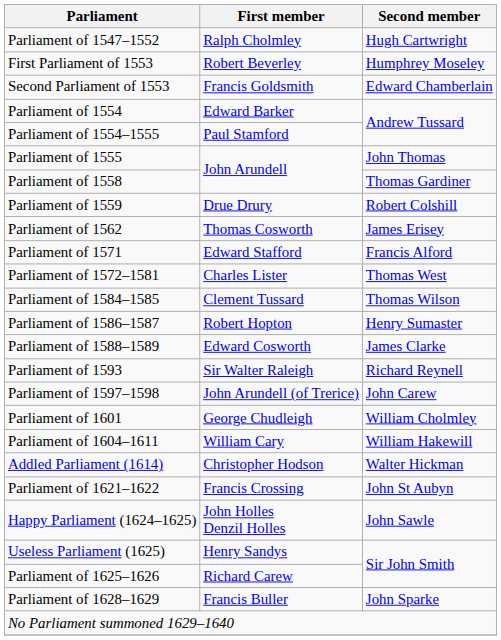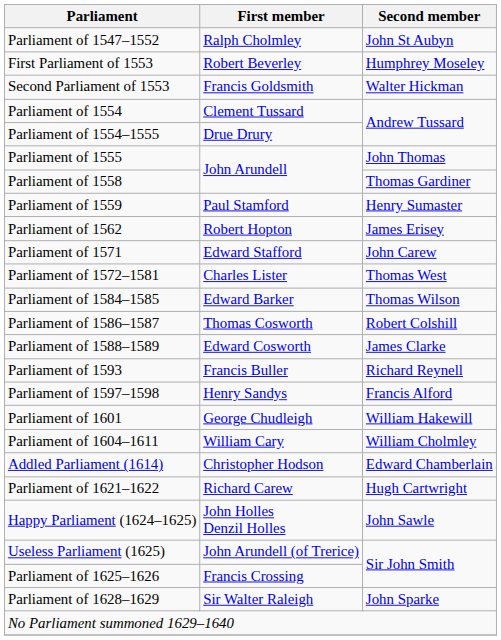(416, 39) Hugh Cartwright -> (410, 39) John St Aubyn
(429, 87) Edward Chamberlain -> (415, 87) Walter Hickman
(248, 110) Edward Barker -> (253, 110) Clement Tussard
(246, 134) Paul Stamford -> (238, 134) Drue Drury
(238, 205) Drue Drury -> (246, 205) Paul Stamford
(412, 205) Robert Colshill -> (414, 205) Henry Sumaster
(258, 228) Thomas Cosworth -> (248, 228) Robert Hopton
(409, 252) Francis Alford -> (401, 252) John Carew
(253, 299) Clement Tussard -> (248, 299) Edward Barker
(248, 323) Robert Hopton -> (258, 323) Thomas Cosworth
(414, 323) Henry Sumaster -> (412, 323) Robert Colshill
(258, 370) Sir Walter Raleigh -> (246, 370) Francis Buller
(281, 393) John Arundell (of Trerice) -> (245, 393) Henry Sandys
(401, 393) John Carew -> (409, 393) Francis Alford
(421, 417) William Cholmley -> (419, 417) William Hakewill
(419, 441) William Hakewill -> (421, 441) William Cholmley
(415, 464) Walter Hickman -> (429, 464) Edward Chamberlain
(253, 488) Francis Crossing -> (248, 488) Richard Carew
(410, 488) John St Aubyn -> (416, 488) Hugh Cartwright
(245, 552) Henry Sandys -> (281, 552) John Arundell (of Trerice)
(248, 575) Richard Carew -> (253, 575) Francis Crossing
(246, 599) Francis Buller -> (258, 599) Sir Walter Raleigh
